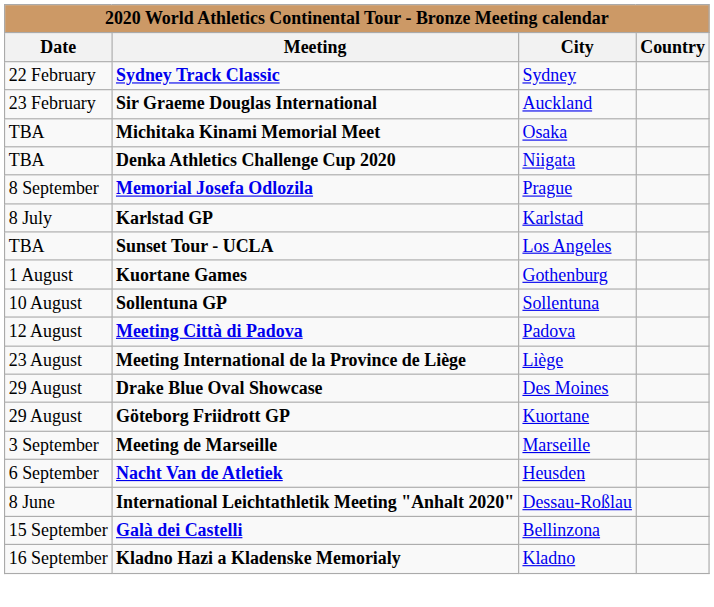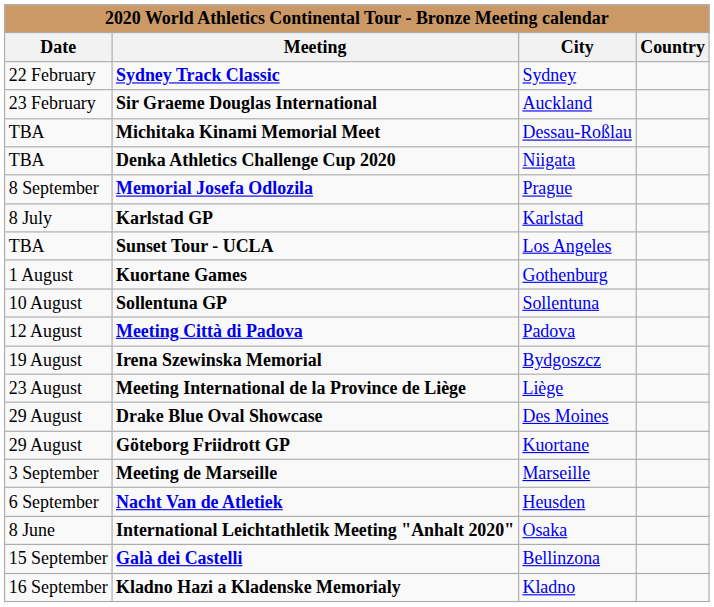(545, 132) Osaka -> (577, 132) Dessau-Roßlau
+ row: (219, 359)
(577, 501) Dessau-Roßlau -> (545, 530) Osaka
